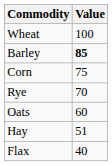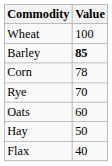(81, 72) 75 -> (81, 72) 78
(81, 131) 51 -> (81, 131) 50
